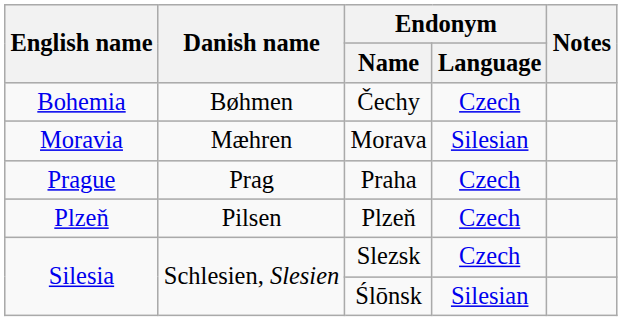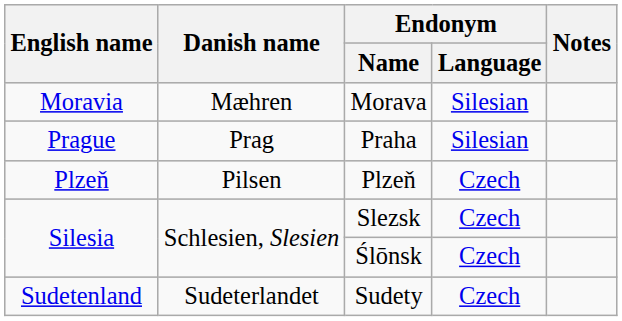- row: (389, 101)
(490, 179) Czech -> (490, 140) Silesian
(490, 295) Silesian -> (490, 256) Czech
+ row: (389, 295)
